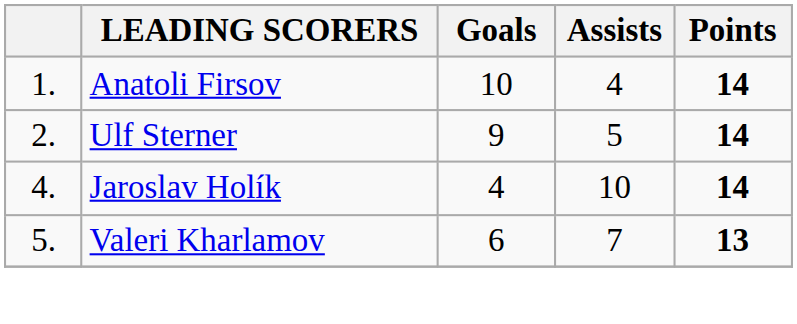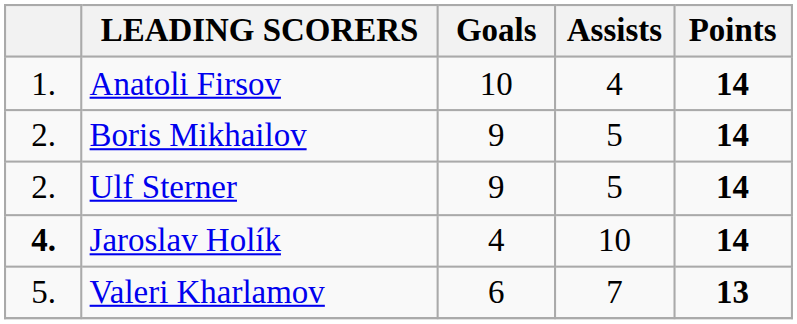+ row: (198, 135)
(44, 187) normal -> (44, 239) bold
